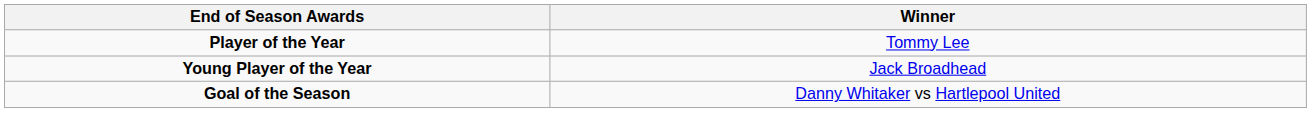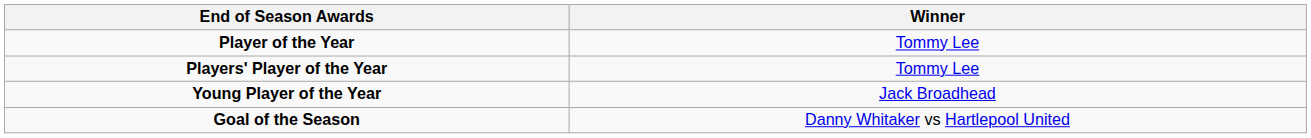+ row: (287, 68)
